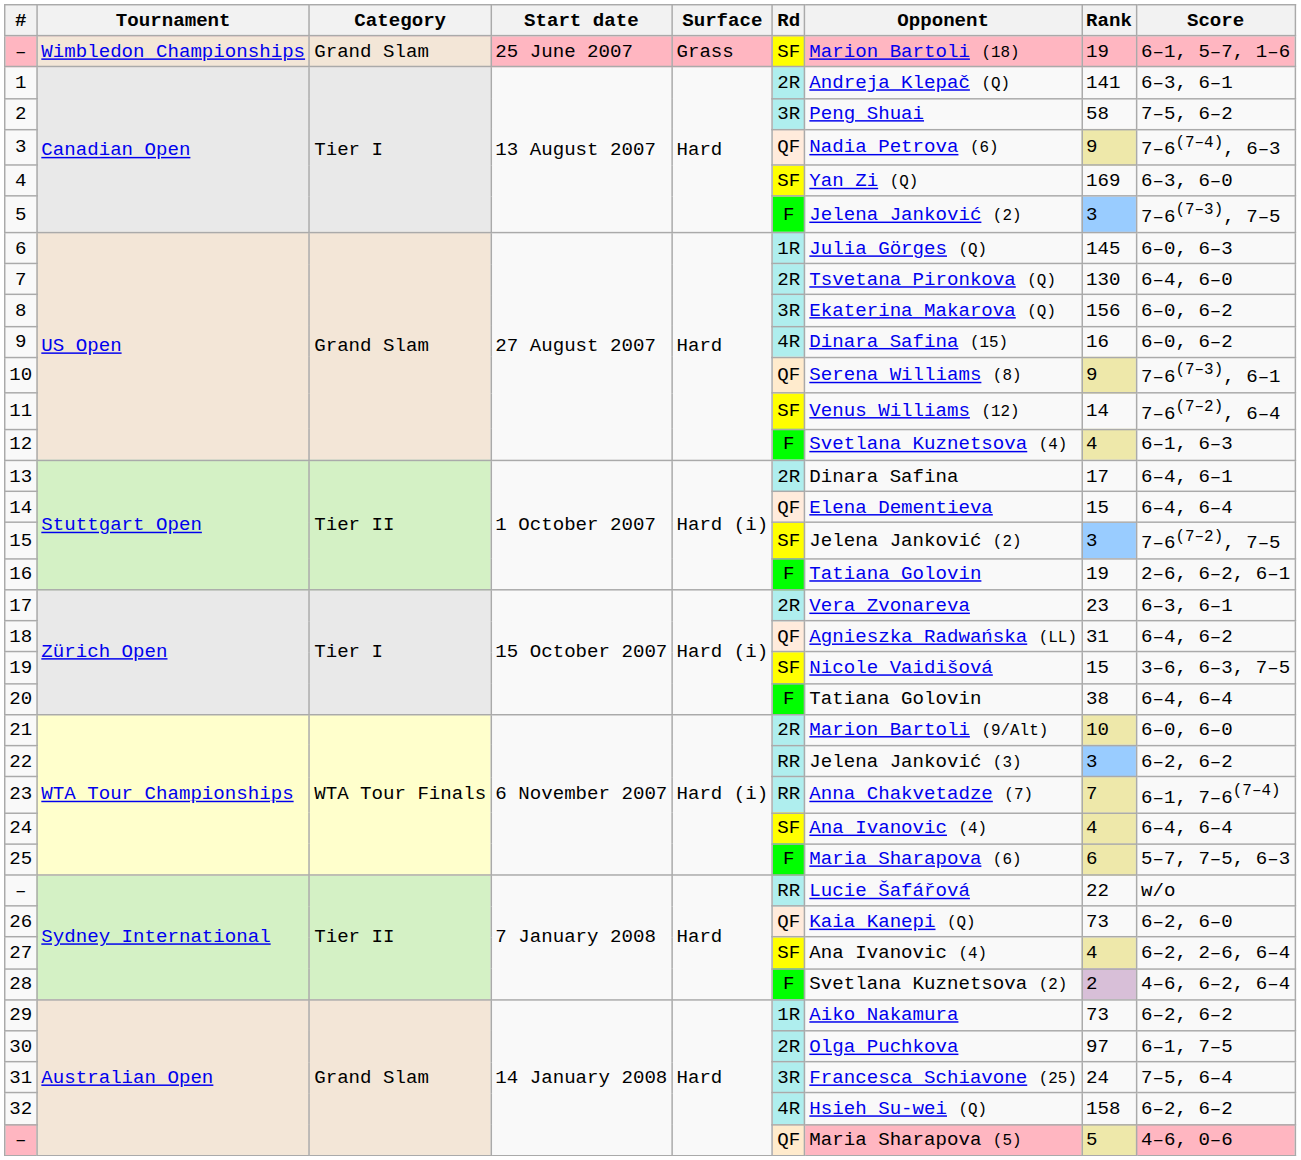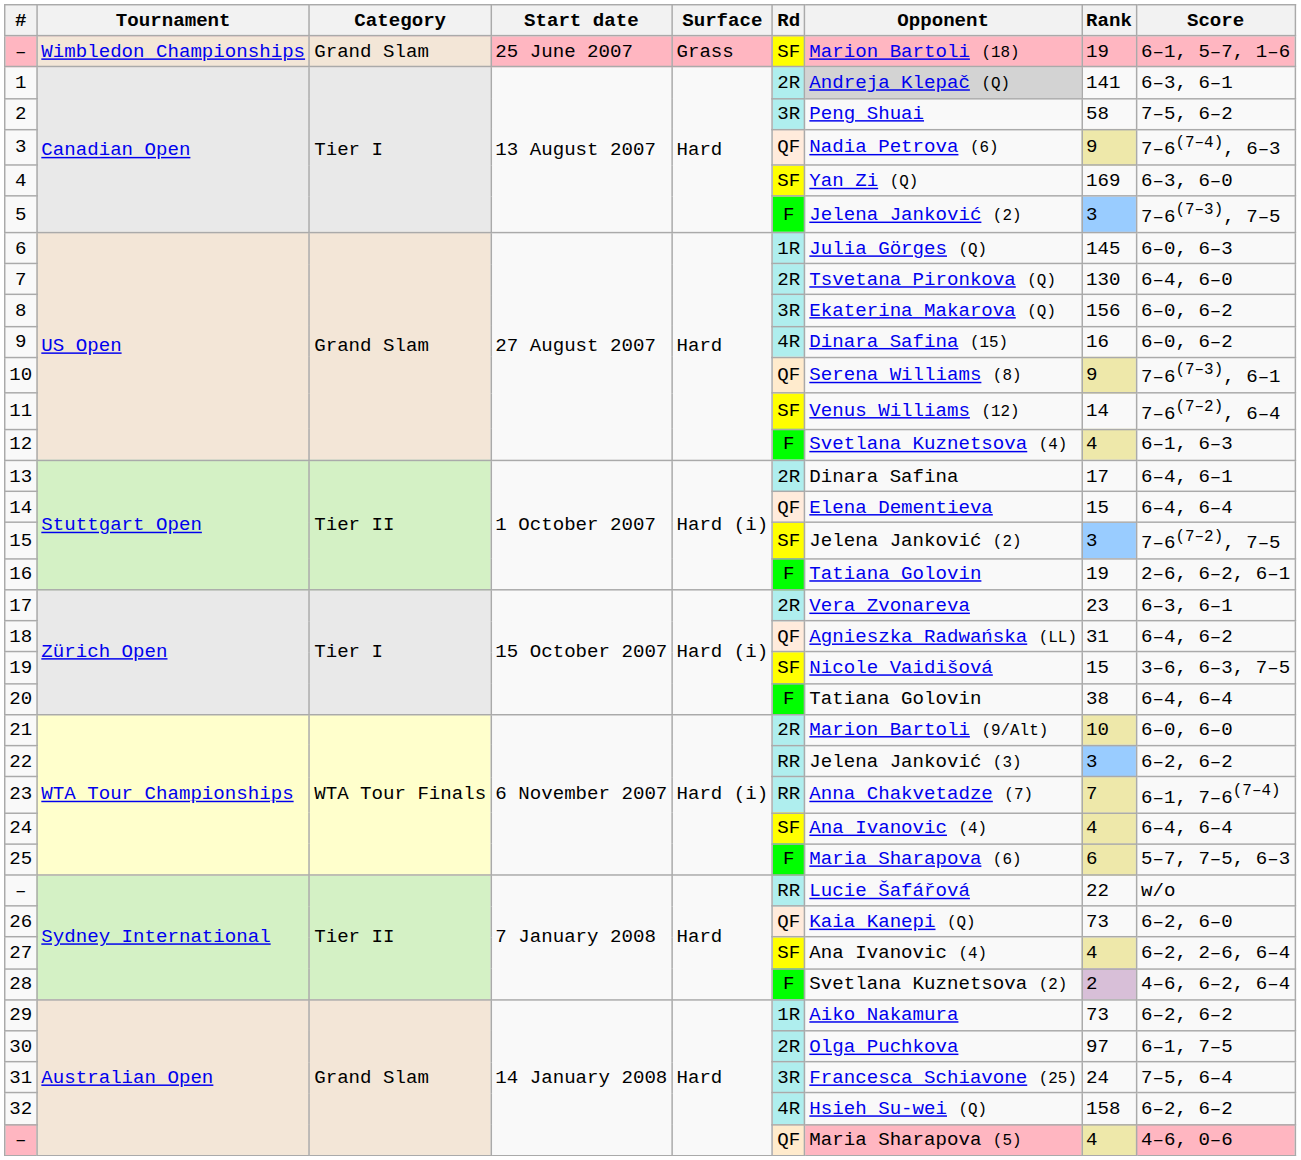(910, 83) no background -> (910, 83) lightgrey background
(1092, 1140) 5 -> (1092, 1140) 4
